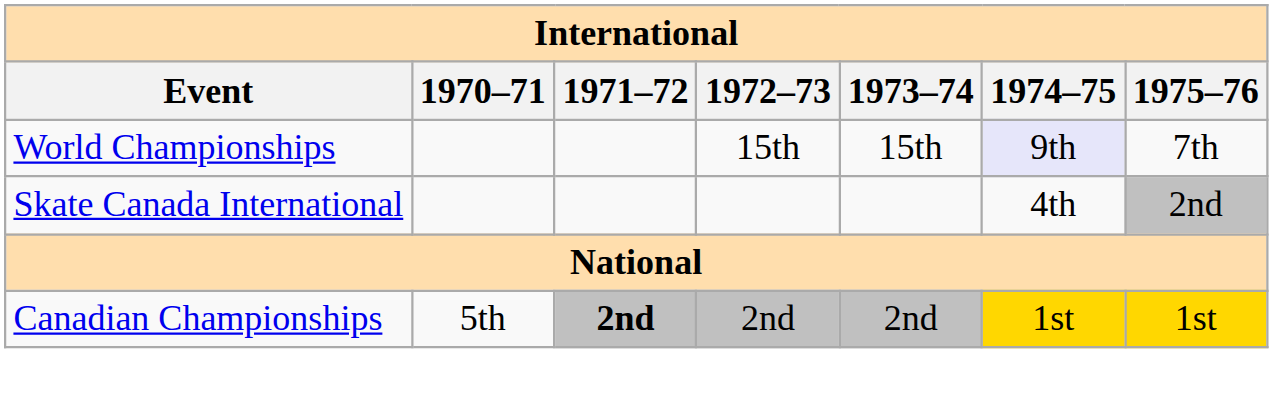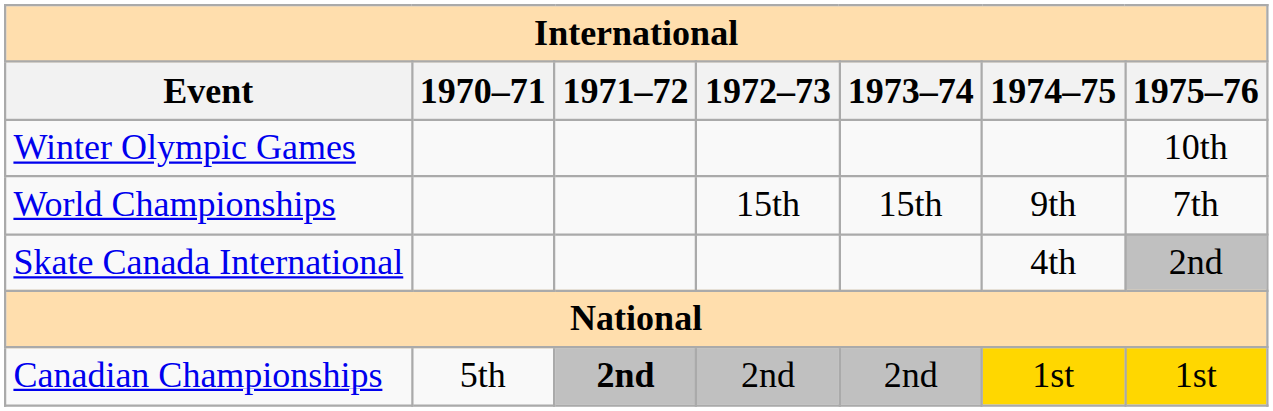+ row: (185, 147)
(1053, 147) lavender background -> (1053, 204) no background
